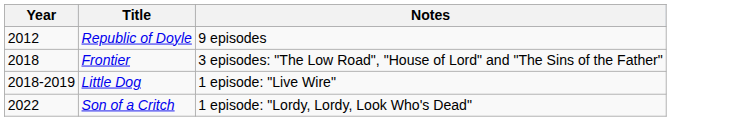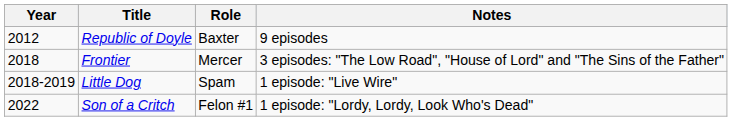+ column: (226, 15)
